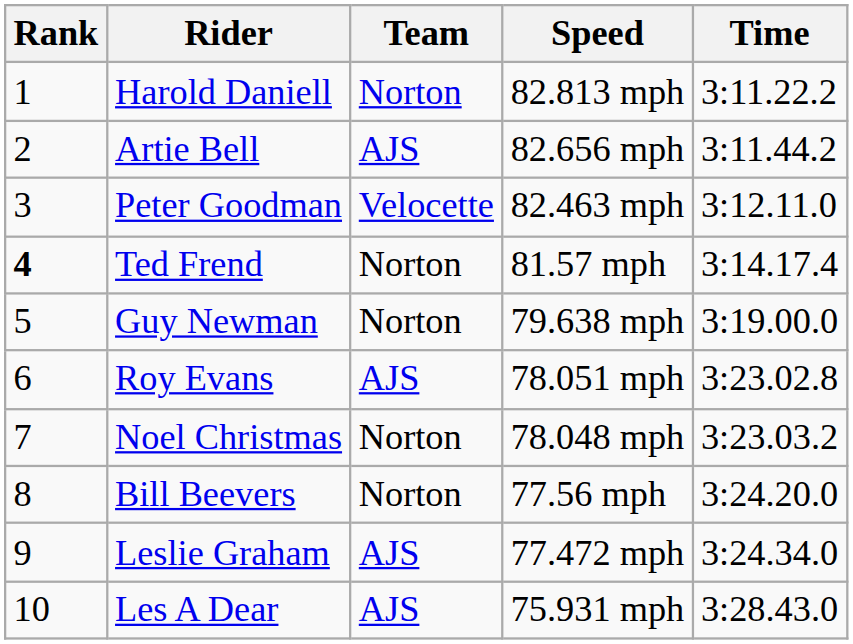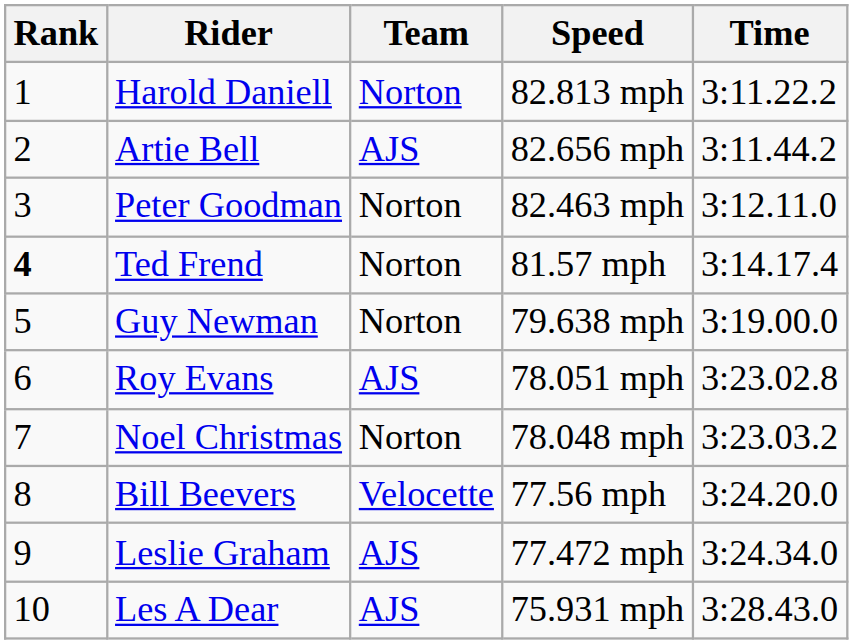(426, 206) Velocette -> (410, 206) Norton
(410, 494) Norton -> (426, 494) Velocette
